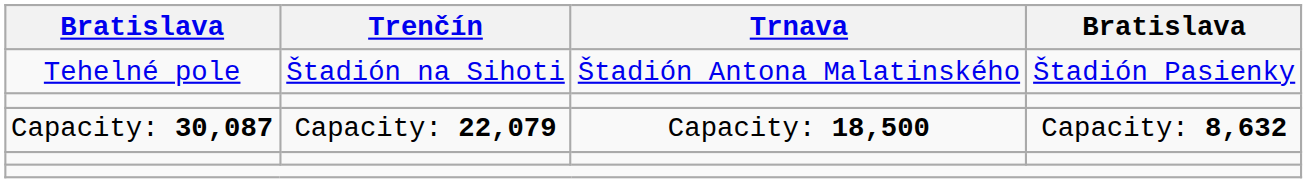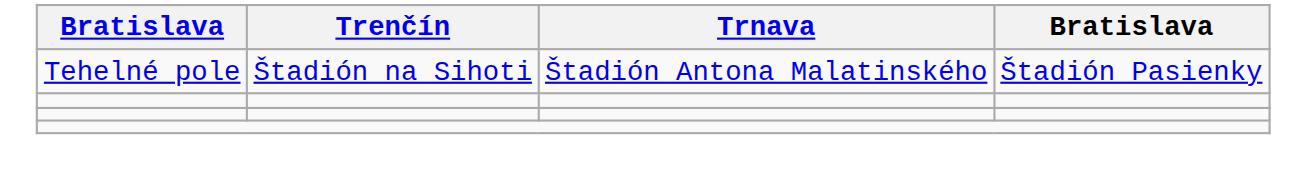- row: (142, 129)
